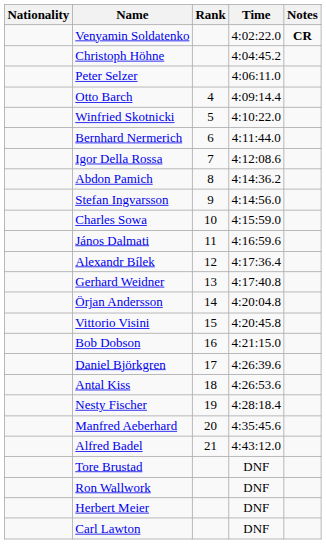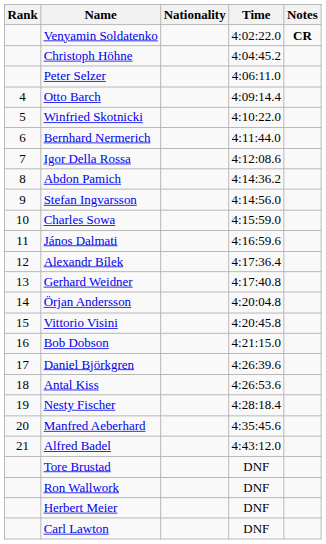columns swapped: (211, 14) <-> (38, 14)
